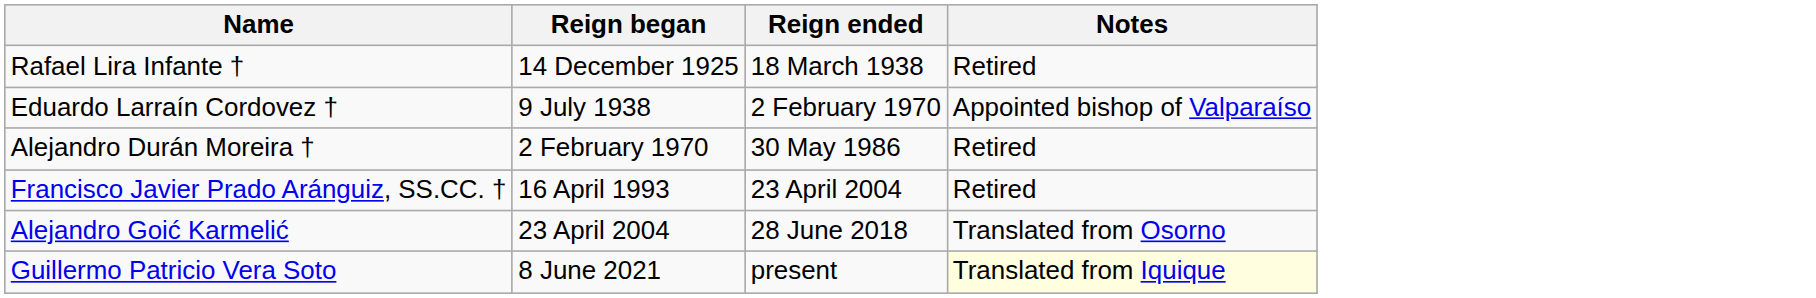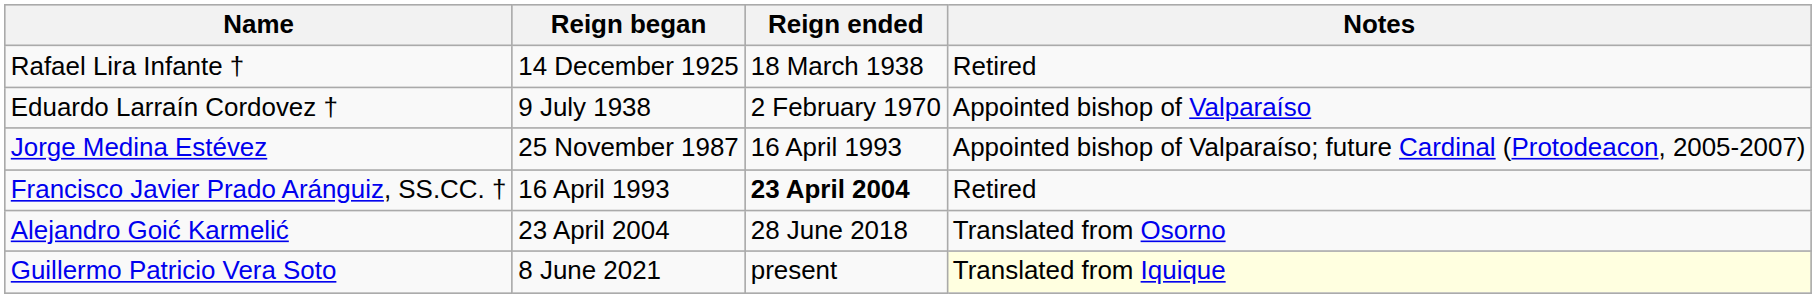- row: (163, 148)
+ row: (139, 148)
(826, 189) normal -> (830, 189) bold
